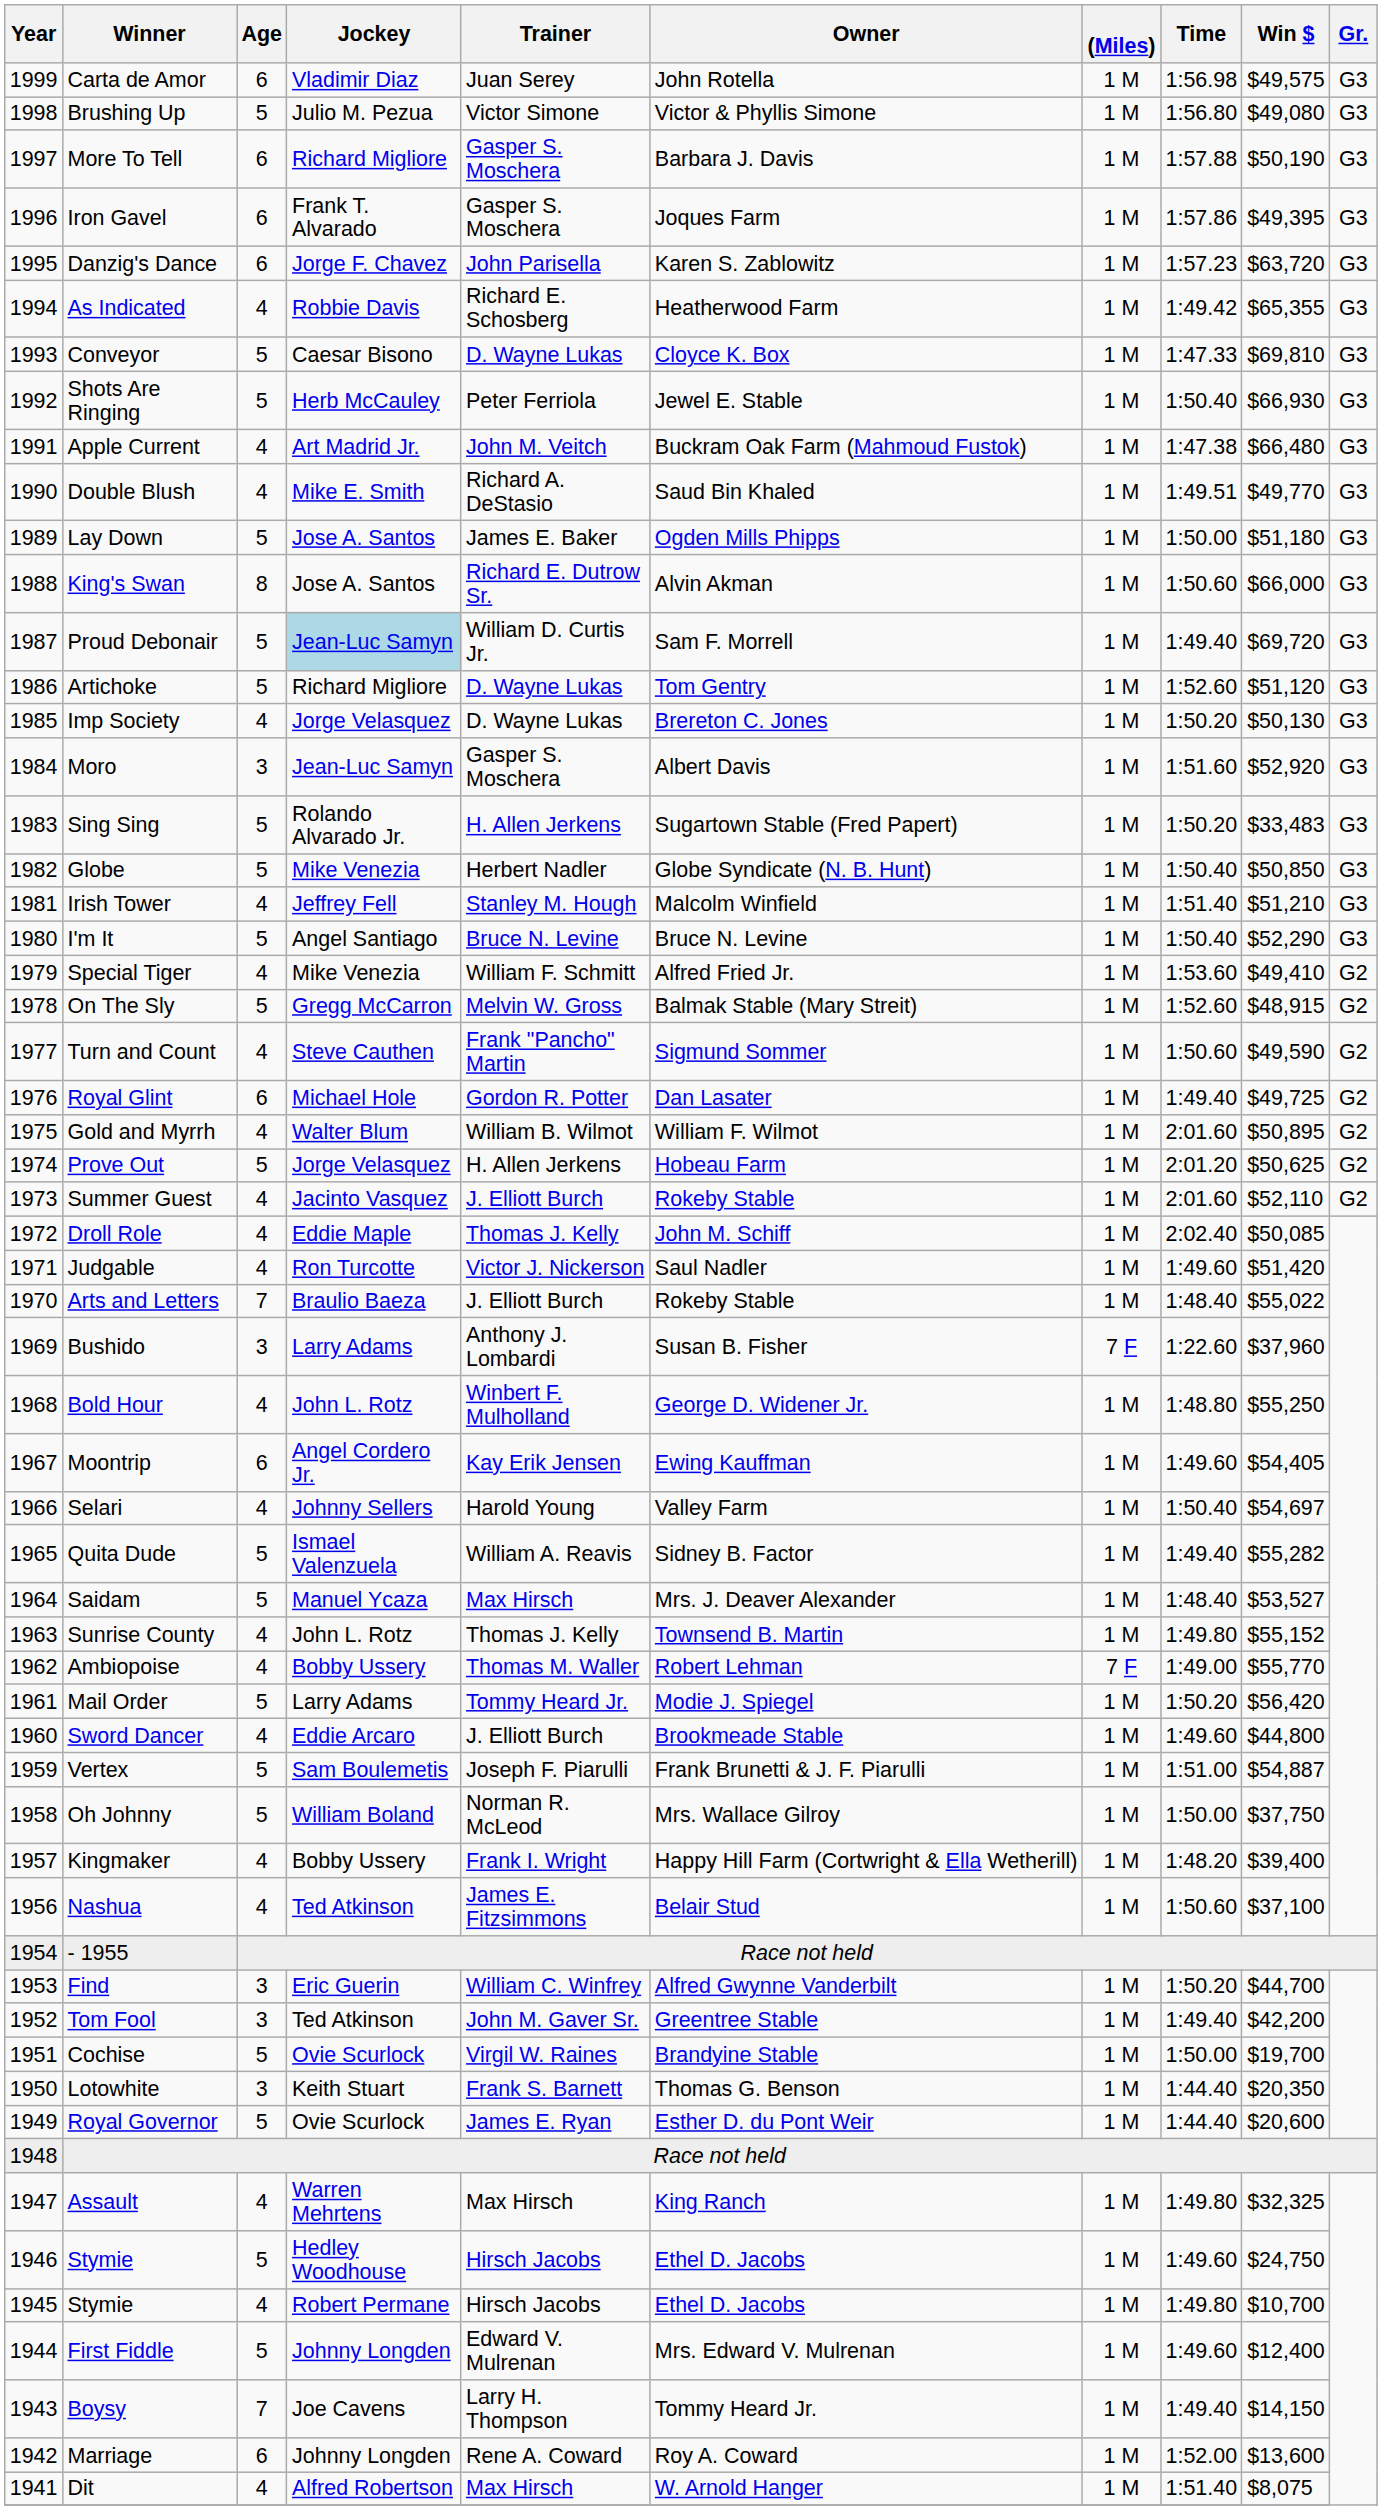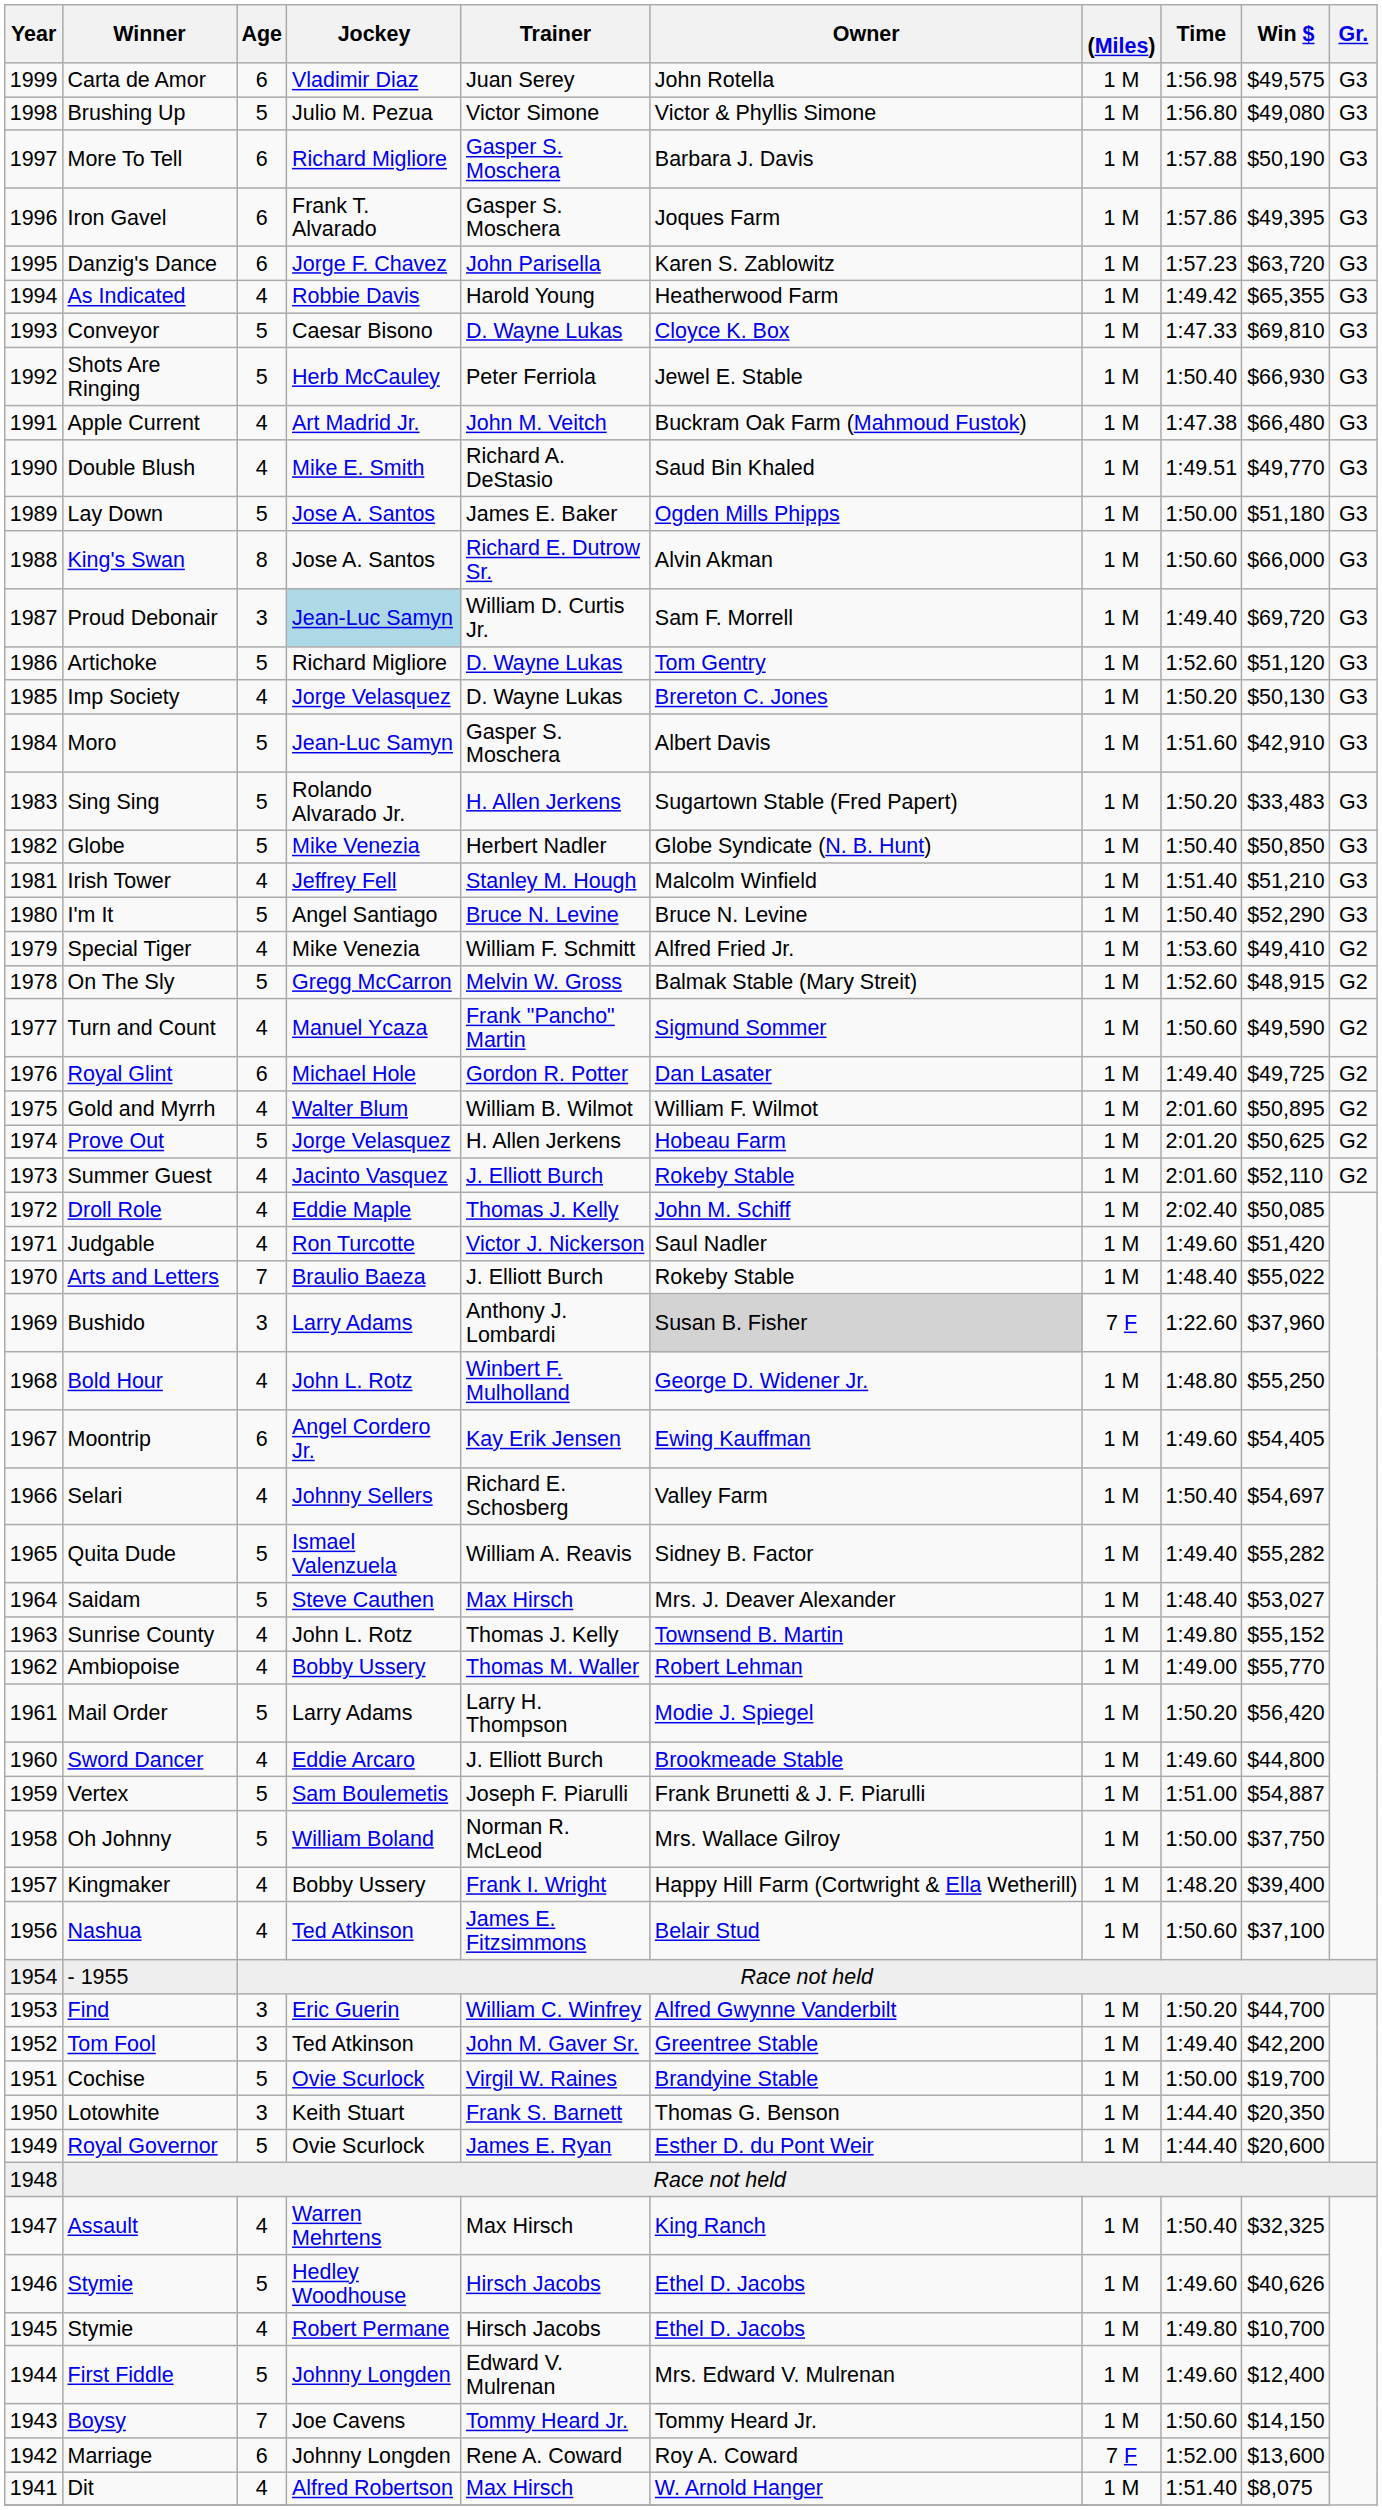(517, 309) Richard E. Schosberg -> (530, 297) Harold Young
(262, 642) 5 -> (262, 618) 3
(262, 767) 3 -> (262, 743) 5
(1286, 767) $52,920 -> (1286, 743) $42,910
(363, 1052) Steve Cauthen -> (360, 1028) Manuel Ycaza
(731, 1347) no background -> (731, 1323) lightgrey background
(530, 1508) Harold Young -> (517, 1496) Richard E. Schosberg
(360, 1600) Manuel Ycaza -> (363, 1600) Steve Cauthen
(1286, 1600) $53,527 -> (1286, 1600) $53,027
(1122, 1668) 7 F -> (1122, 1668) 1 M
(547, 1702) Tommy Heard Jr. -> (517, 1714) Larry H. Thompson
(1201, 2202) 1:49.80 -> (1201, 2226) 1:50.40
(1286, 2260) $24,750 -> (1286, 2284) $40,626
(517, 2409) Larry H. Thompson -> (547, 2421) Tommy Heard Jr.
(1201, 2409) 1:49.40 -> (1201, 2421) 1:50.60
(1122, 2455) 1 M -> (1122, 2455) 7 F
